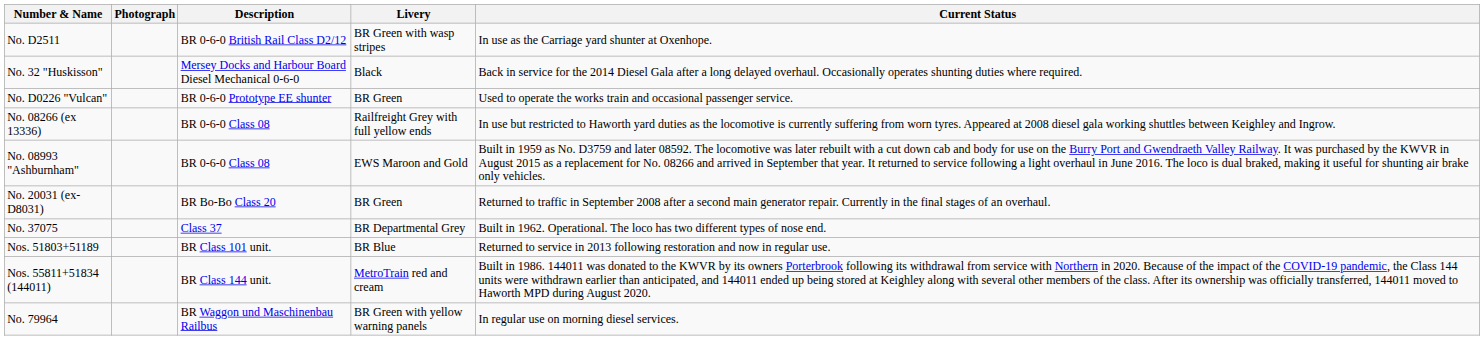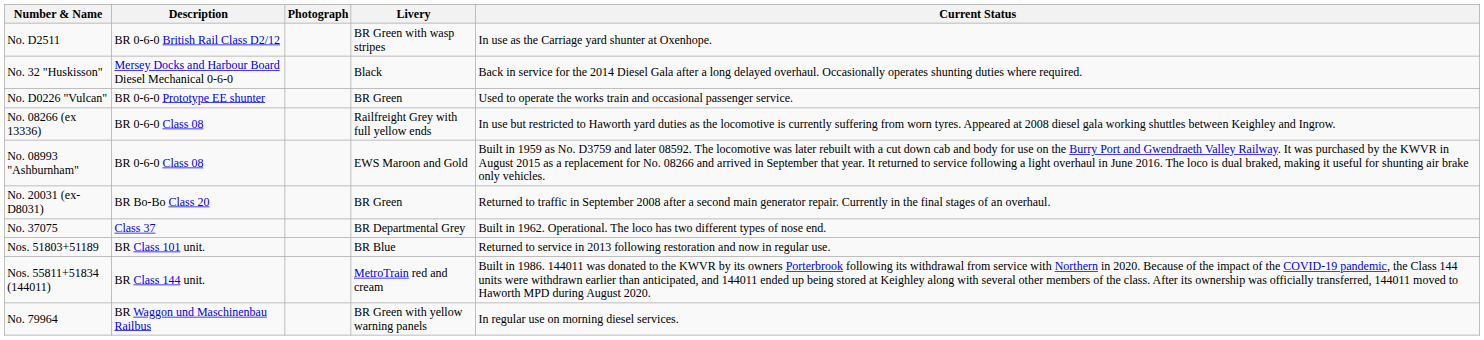columns swapped: (265, 14) <-> (145, 14)
